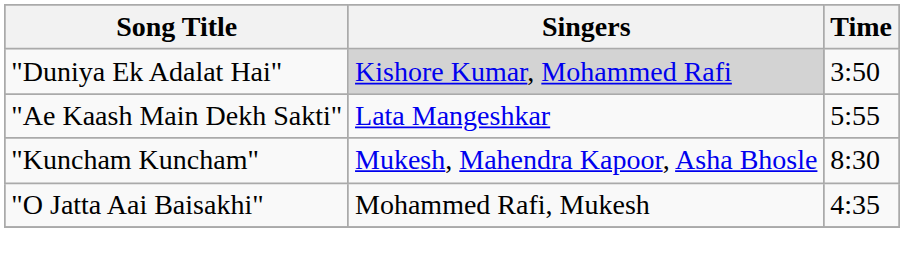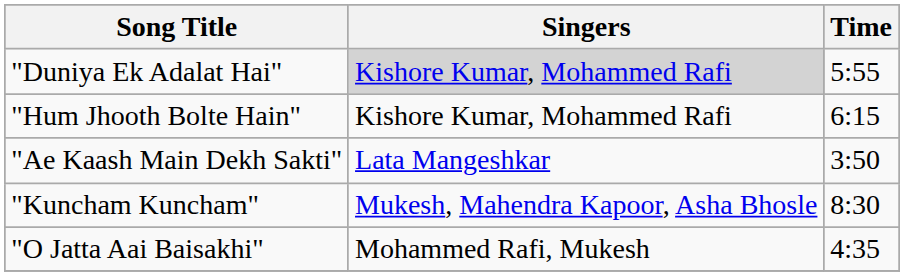(855, 71) 3:50 -> (855, 71) 5:55
+ row: (156, 115)
(855, 115) 5:55 -> (855, 159) 3:50
